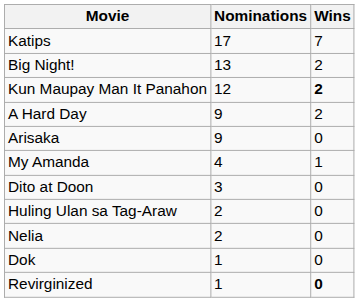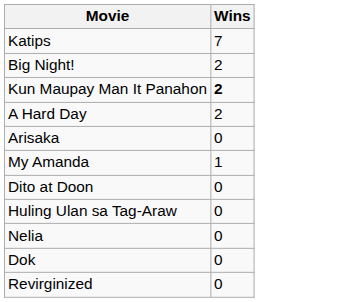- column: (261, 16)
(318, 284) bold -> (218, 284) normal
